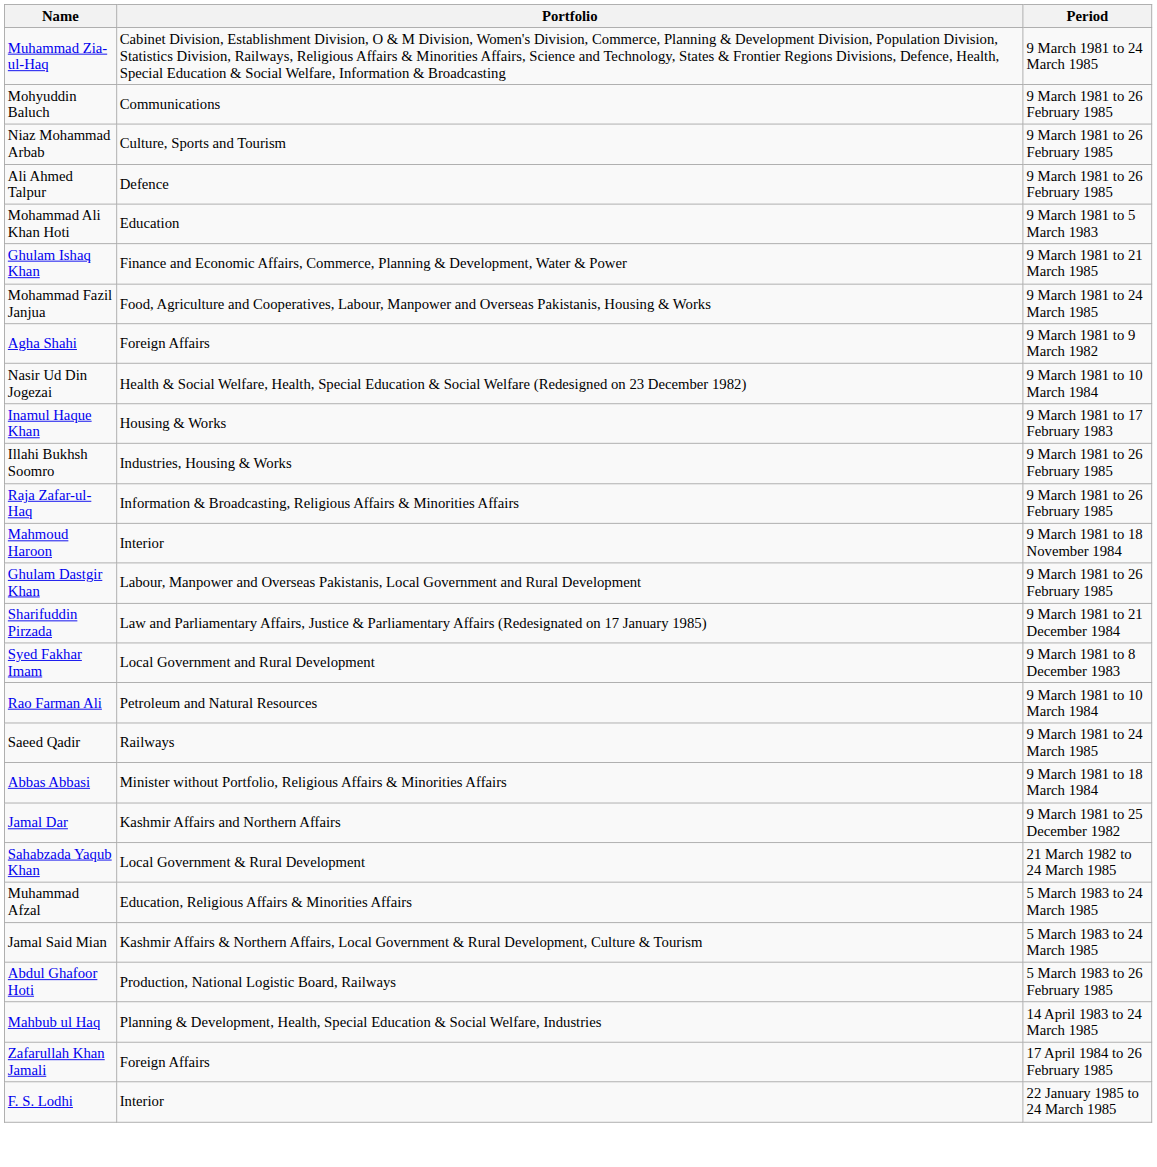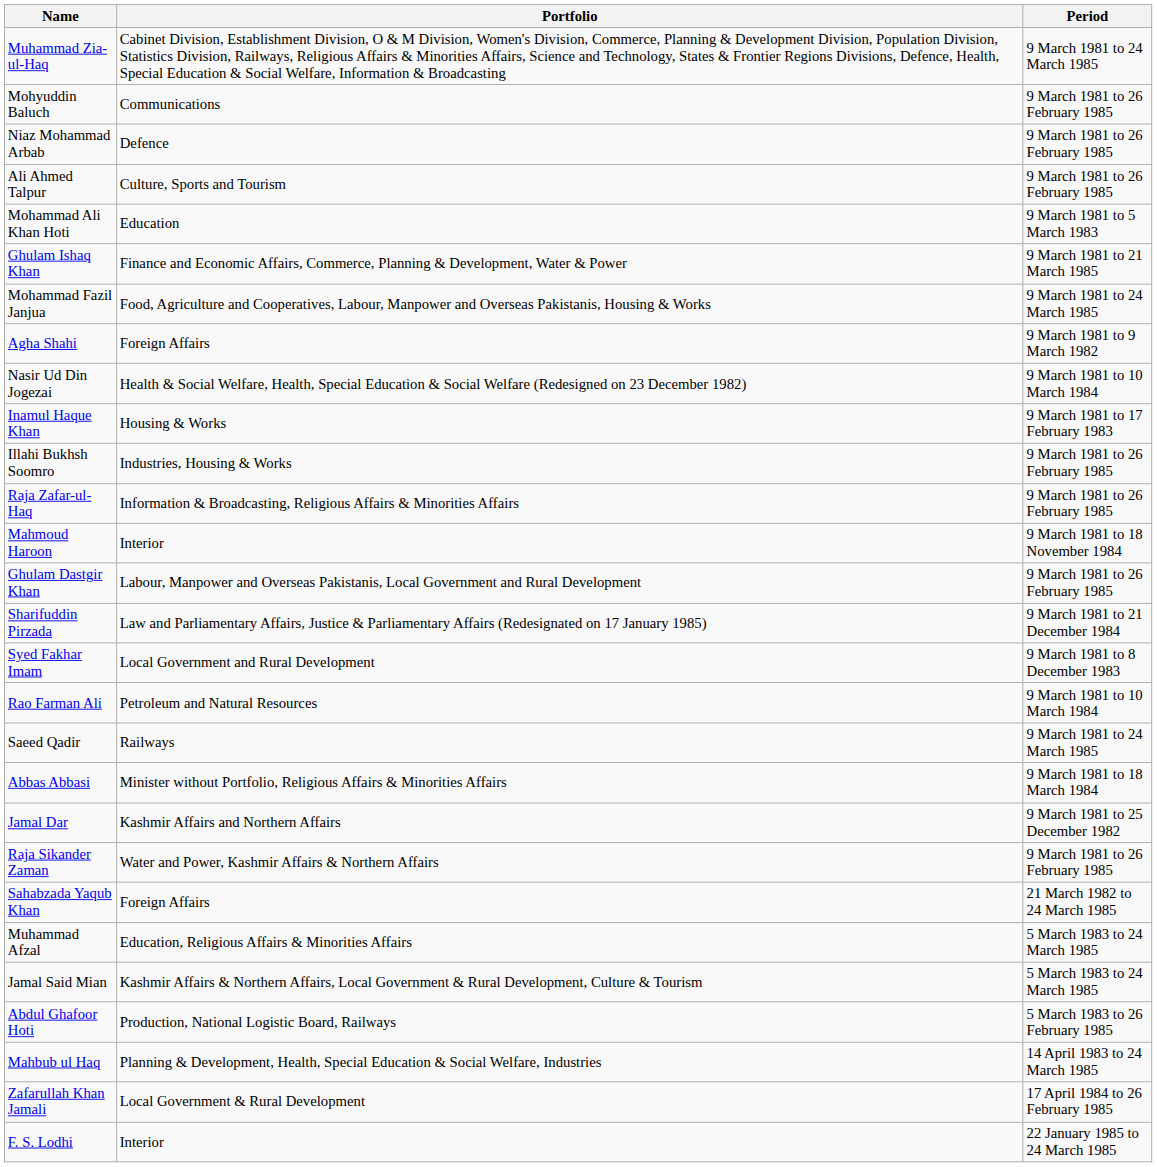(203, 144) Culture, Sports and Tourism -> (144, 144) Defence
(144, 184) Defence -> (203, 184) Culture, Sports and Tourism
+ row: (49, 862)
(242, 862) Local Government & Rural Development -> (165, 902) Foreign Affairs
(165, 1061) Foreign Affairs -> (242, 1101) Local Government & Rural Development
